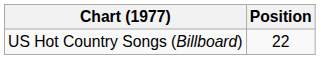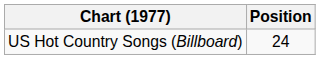(281, 41) 22 -> (281, 41) 24
